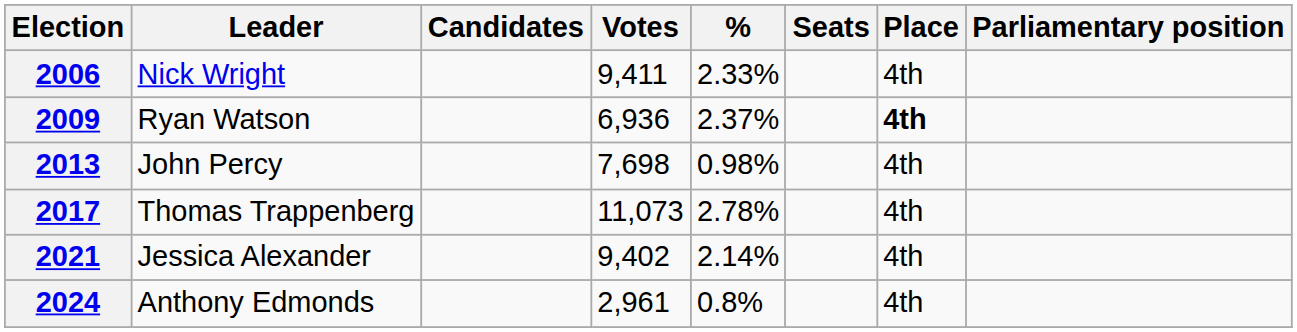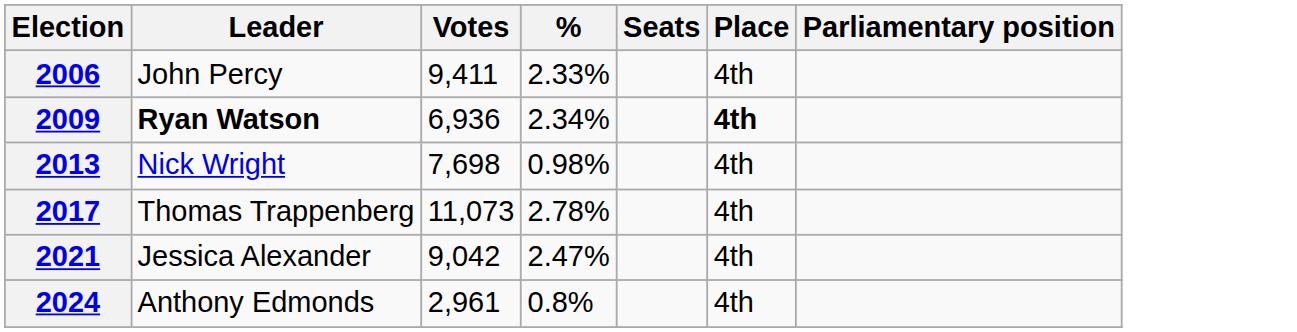- column: (506, 27)
(211, 73) Nick Wright -> (210, 73) John Percy
(224, 119) normal -> (229, 119) bold
(738, 119) 2.37% -> (569, 119) 2.34%
(210, 165) John Percy -> (211, 165) Nick Wright
(634, 257) 9,402 -> (464, 257) 9,042
(738, 257) 2.14% -> (569, 257) 2.47%
